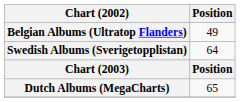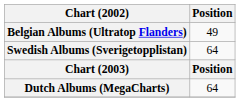(212, 87) 65 -> (212, 87) 64
